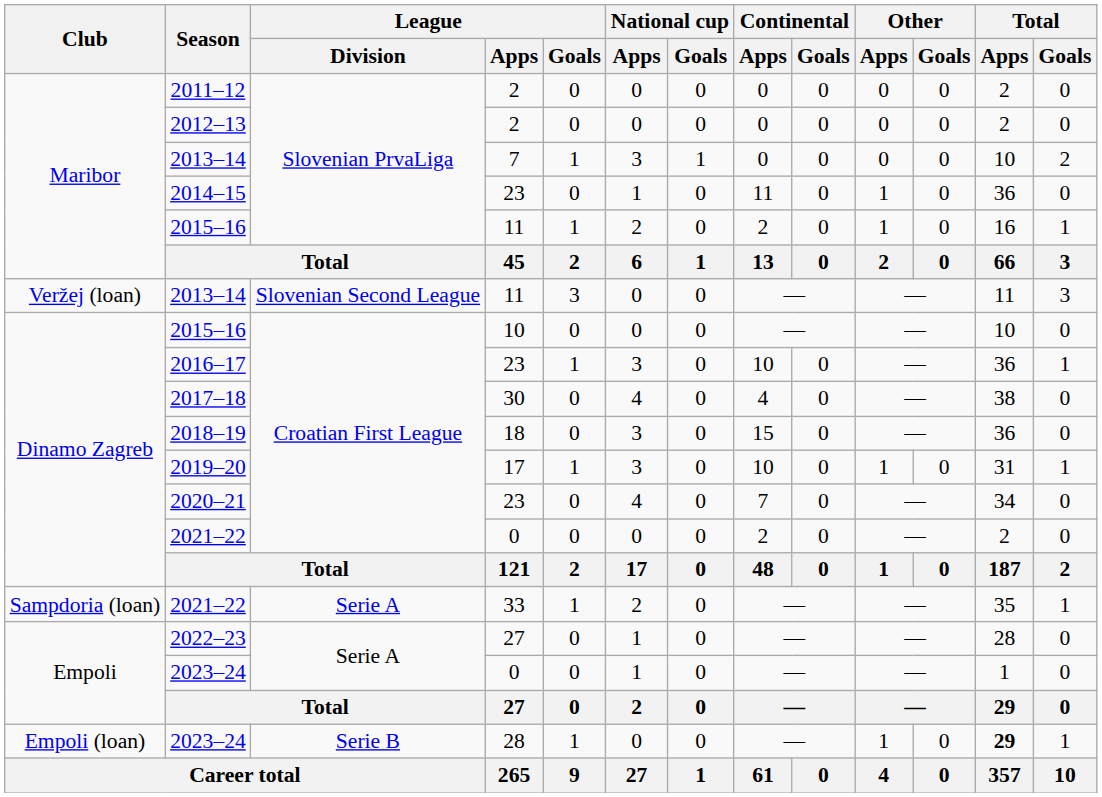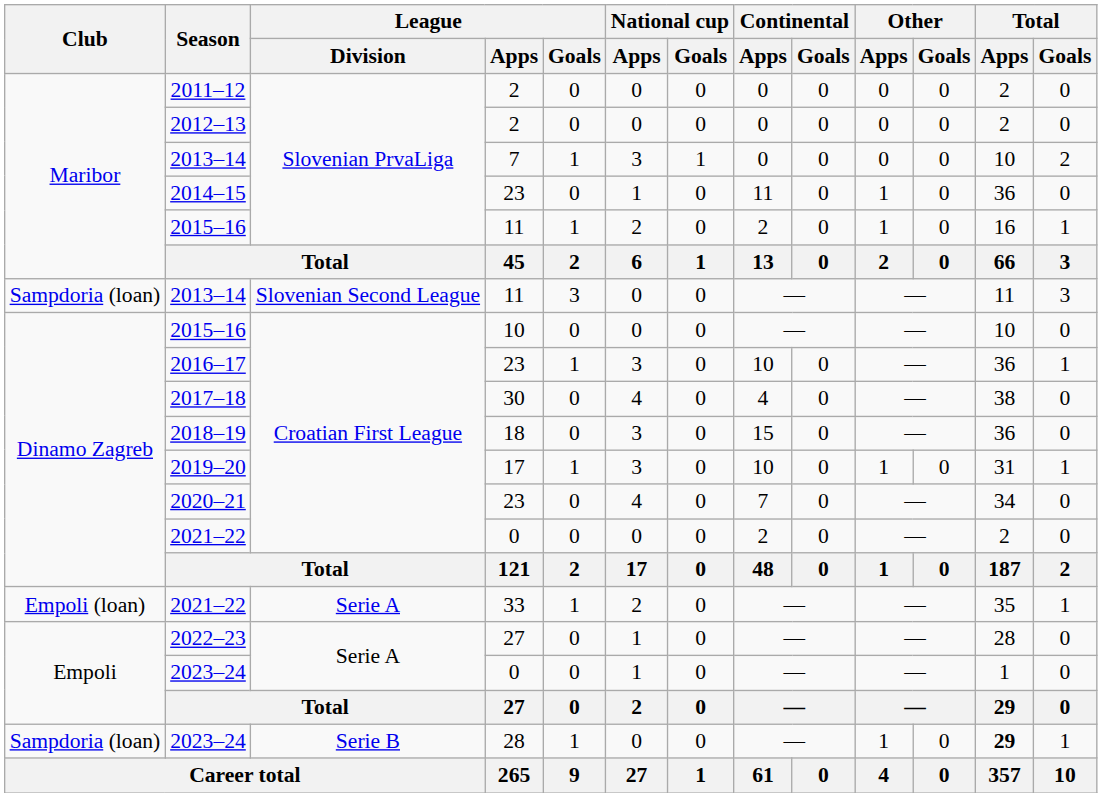(85, 295) Veržej (loan) -> (85, 295) Sampdoria (loan)
(85, 603) Sampdoria (loan) -> (85, 603) Empoli (loan)
(85, 741) Empoli (loan) -> (85, 741) Sampdoria (loan)
